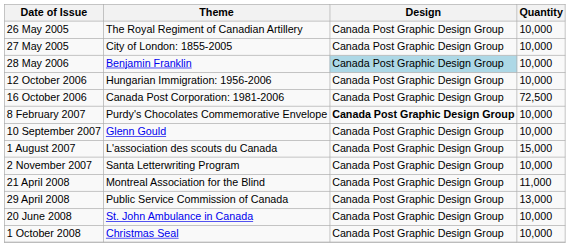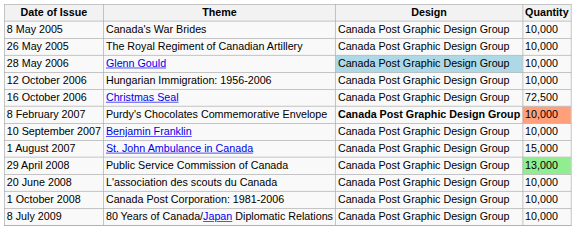+ row: (35, 30)
- row: (38, 47)
(149, 64) Benjamin Franklin -> (136, 64) Glenn Gould
(195, 98) Canada Post Corporation: 1981-2006 -> (142, 98) Christmas Seal
(536, 115) no background -> (542, 115) lightsalmon background
(136, 132) Glenn Gould -> (149, 132) Benjamin Franklin
(192, 149) L'association des scouts du Canada -> (180, 149) St. John Ambulance in Canada
- row: (49, 166)
- row: (38, 183)
(536, 200) no background -> (542, 166) lightgreen background
(180, 217) St. John Ambulance in Canada -> (192, 183) L'association des scouts du Canada
(142, 234) Christmas Seal -> (195, 200) Canada Post Corporation: 1981-2006
+ row: (34, 217)
